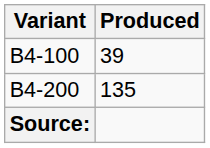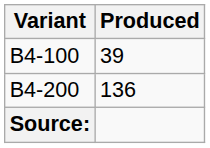(118, 90) 135 -> (118, 90) 136
